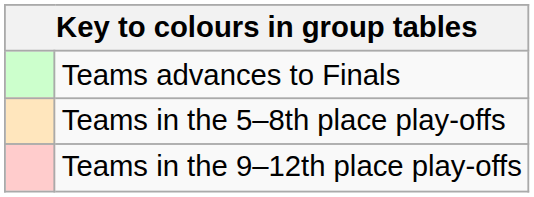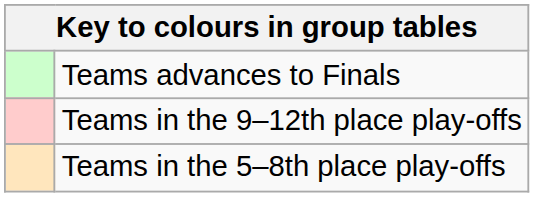rows swapped: (284, 120) <-> (292, 167)
